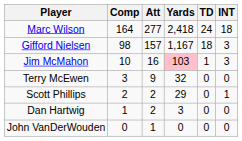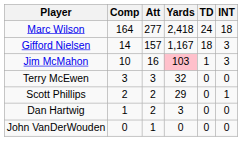(125, 45) 98 -> (125, 45) 14
(153, 78) 9 -> (153, 78) 3
